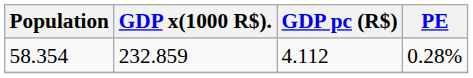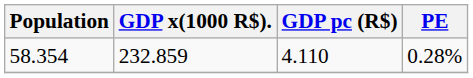(305, 55) 4.112 -> (305, 55) 4.110
